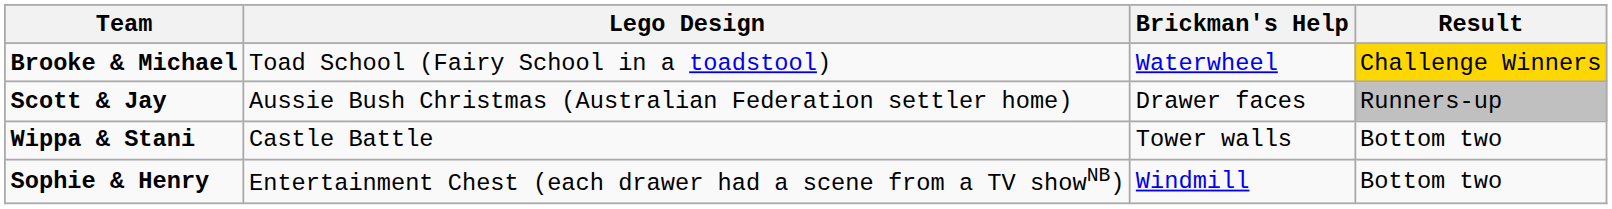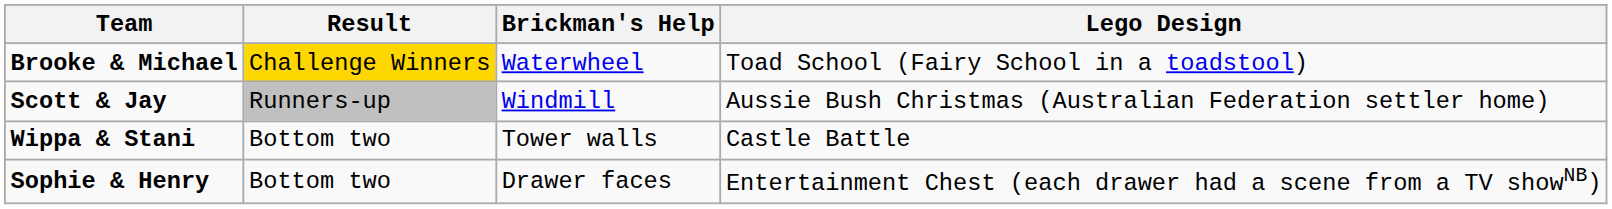columns swapped: (687, 24) <-> (1481, 24)
(1221, 101) Drawer faces -> (558, 101) Windmill
(1193, 181) Windmill -> (587, 181) Drawer faces
